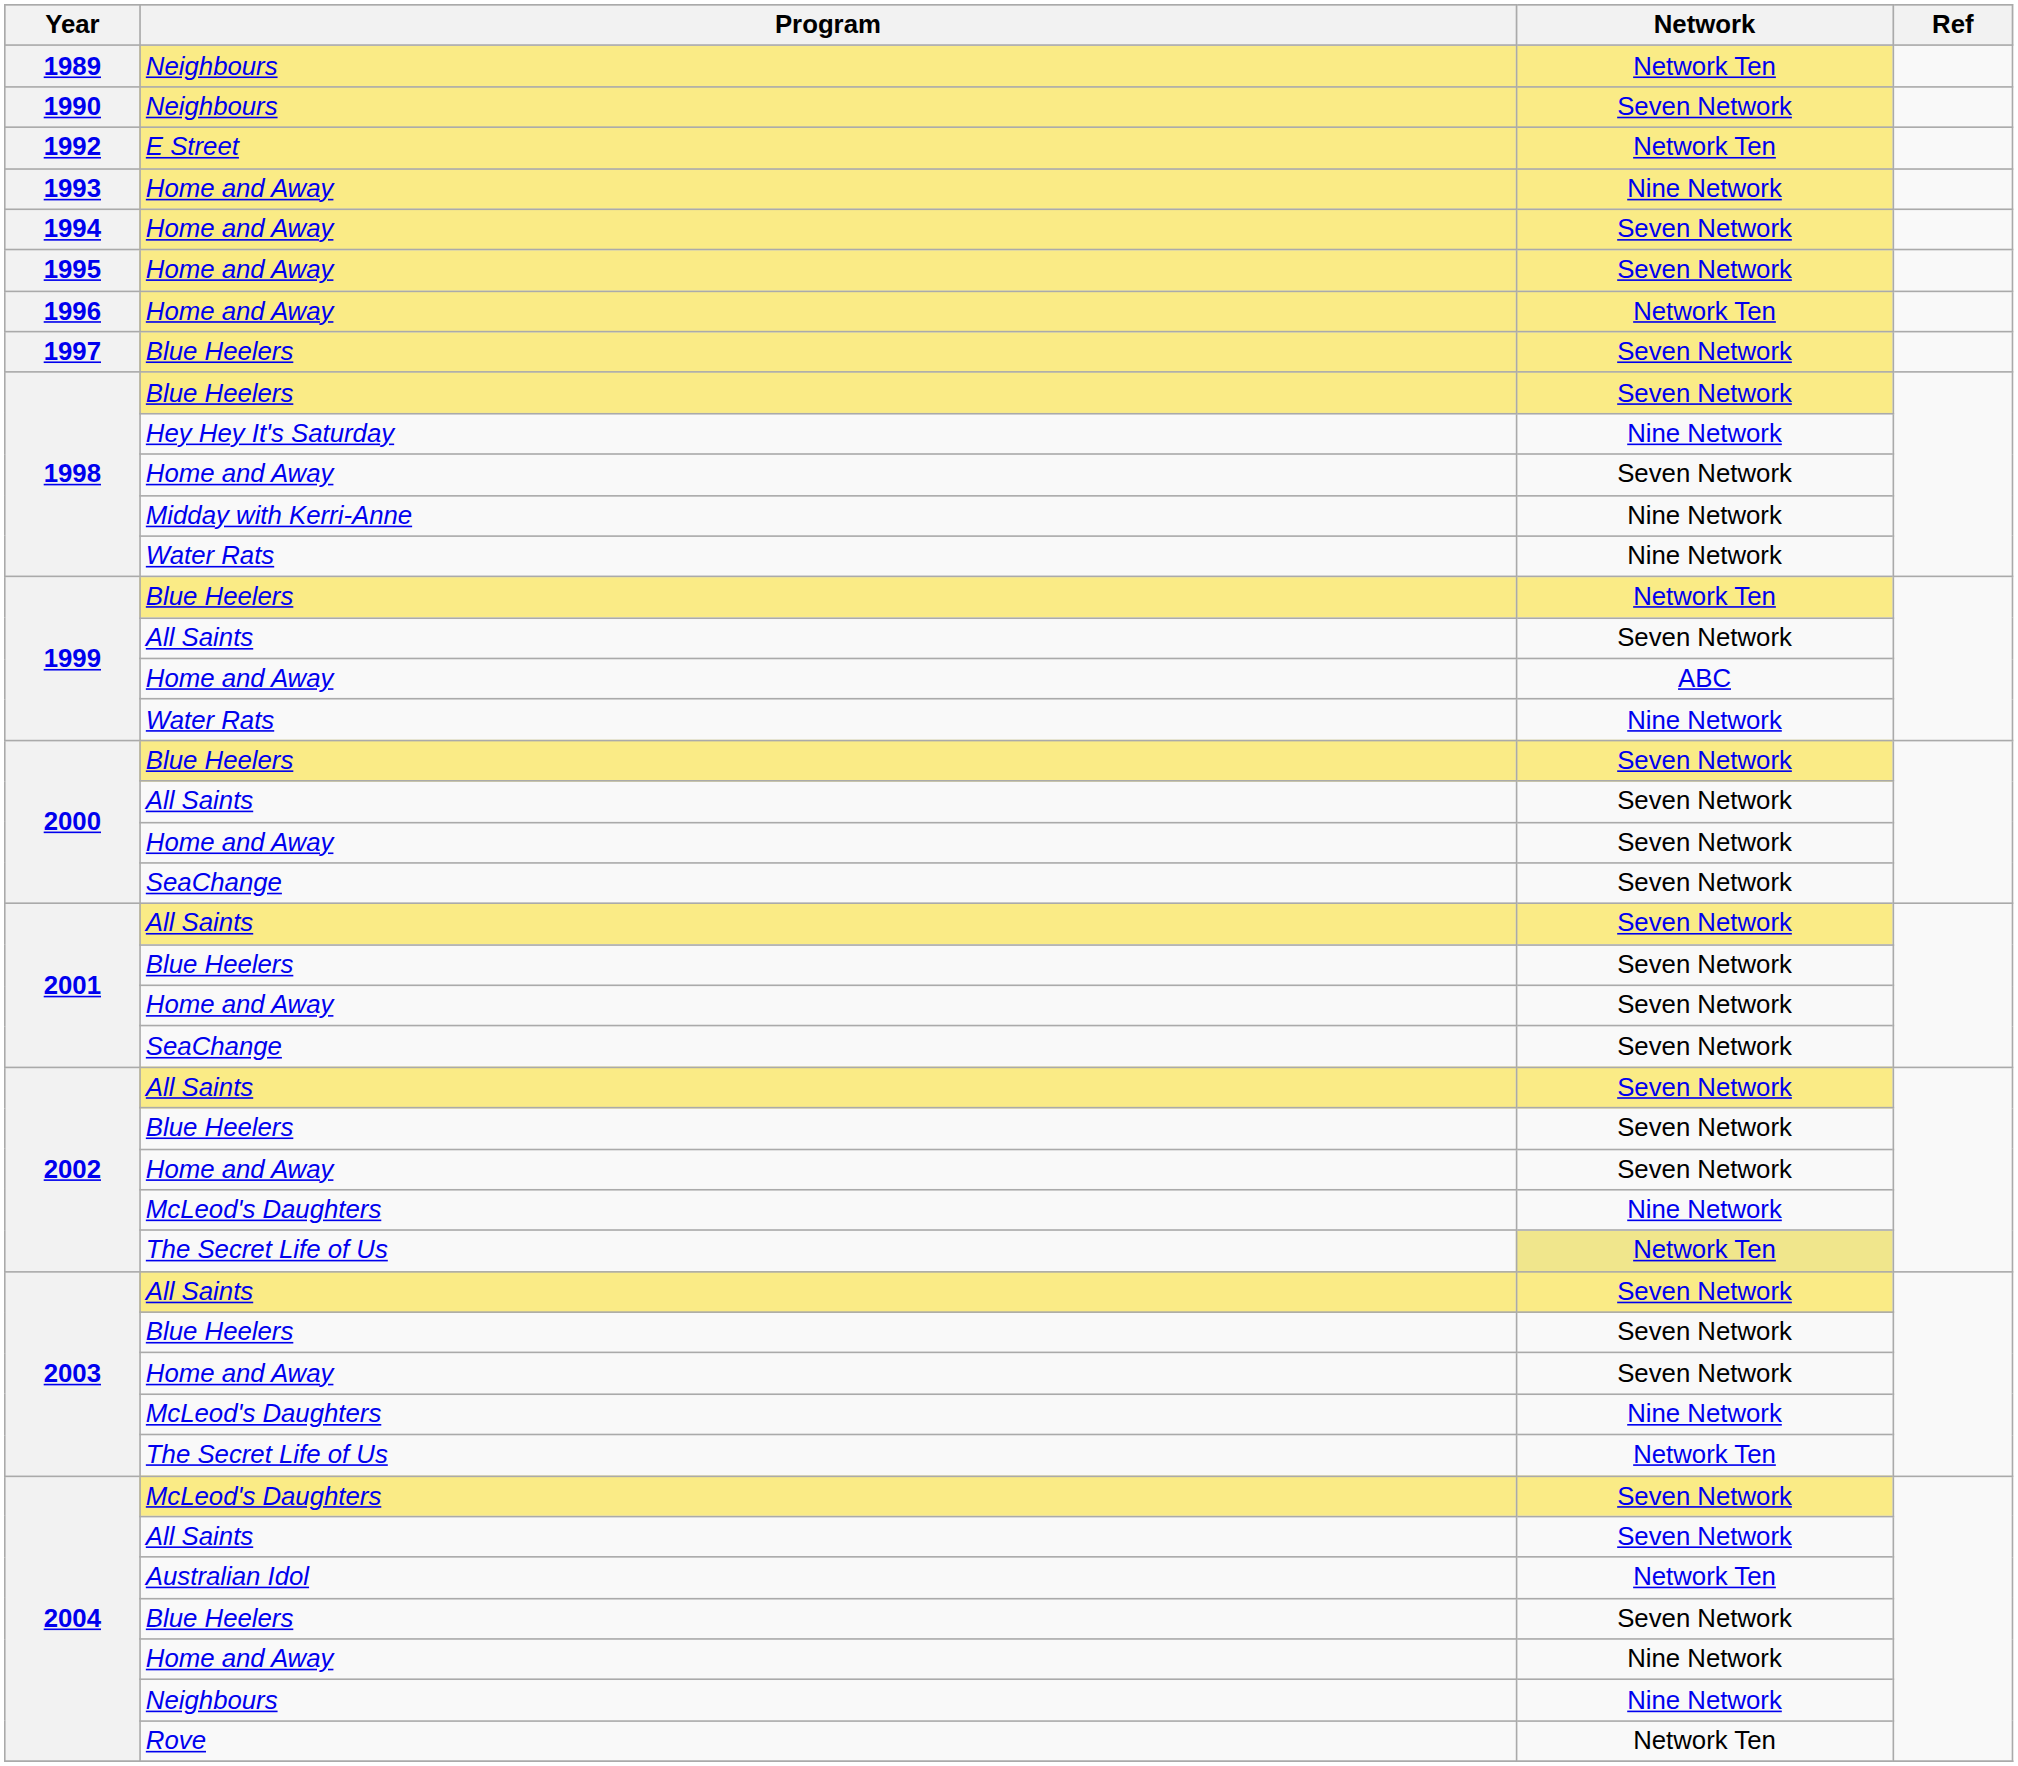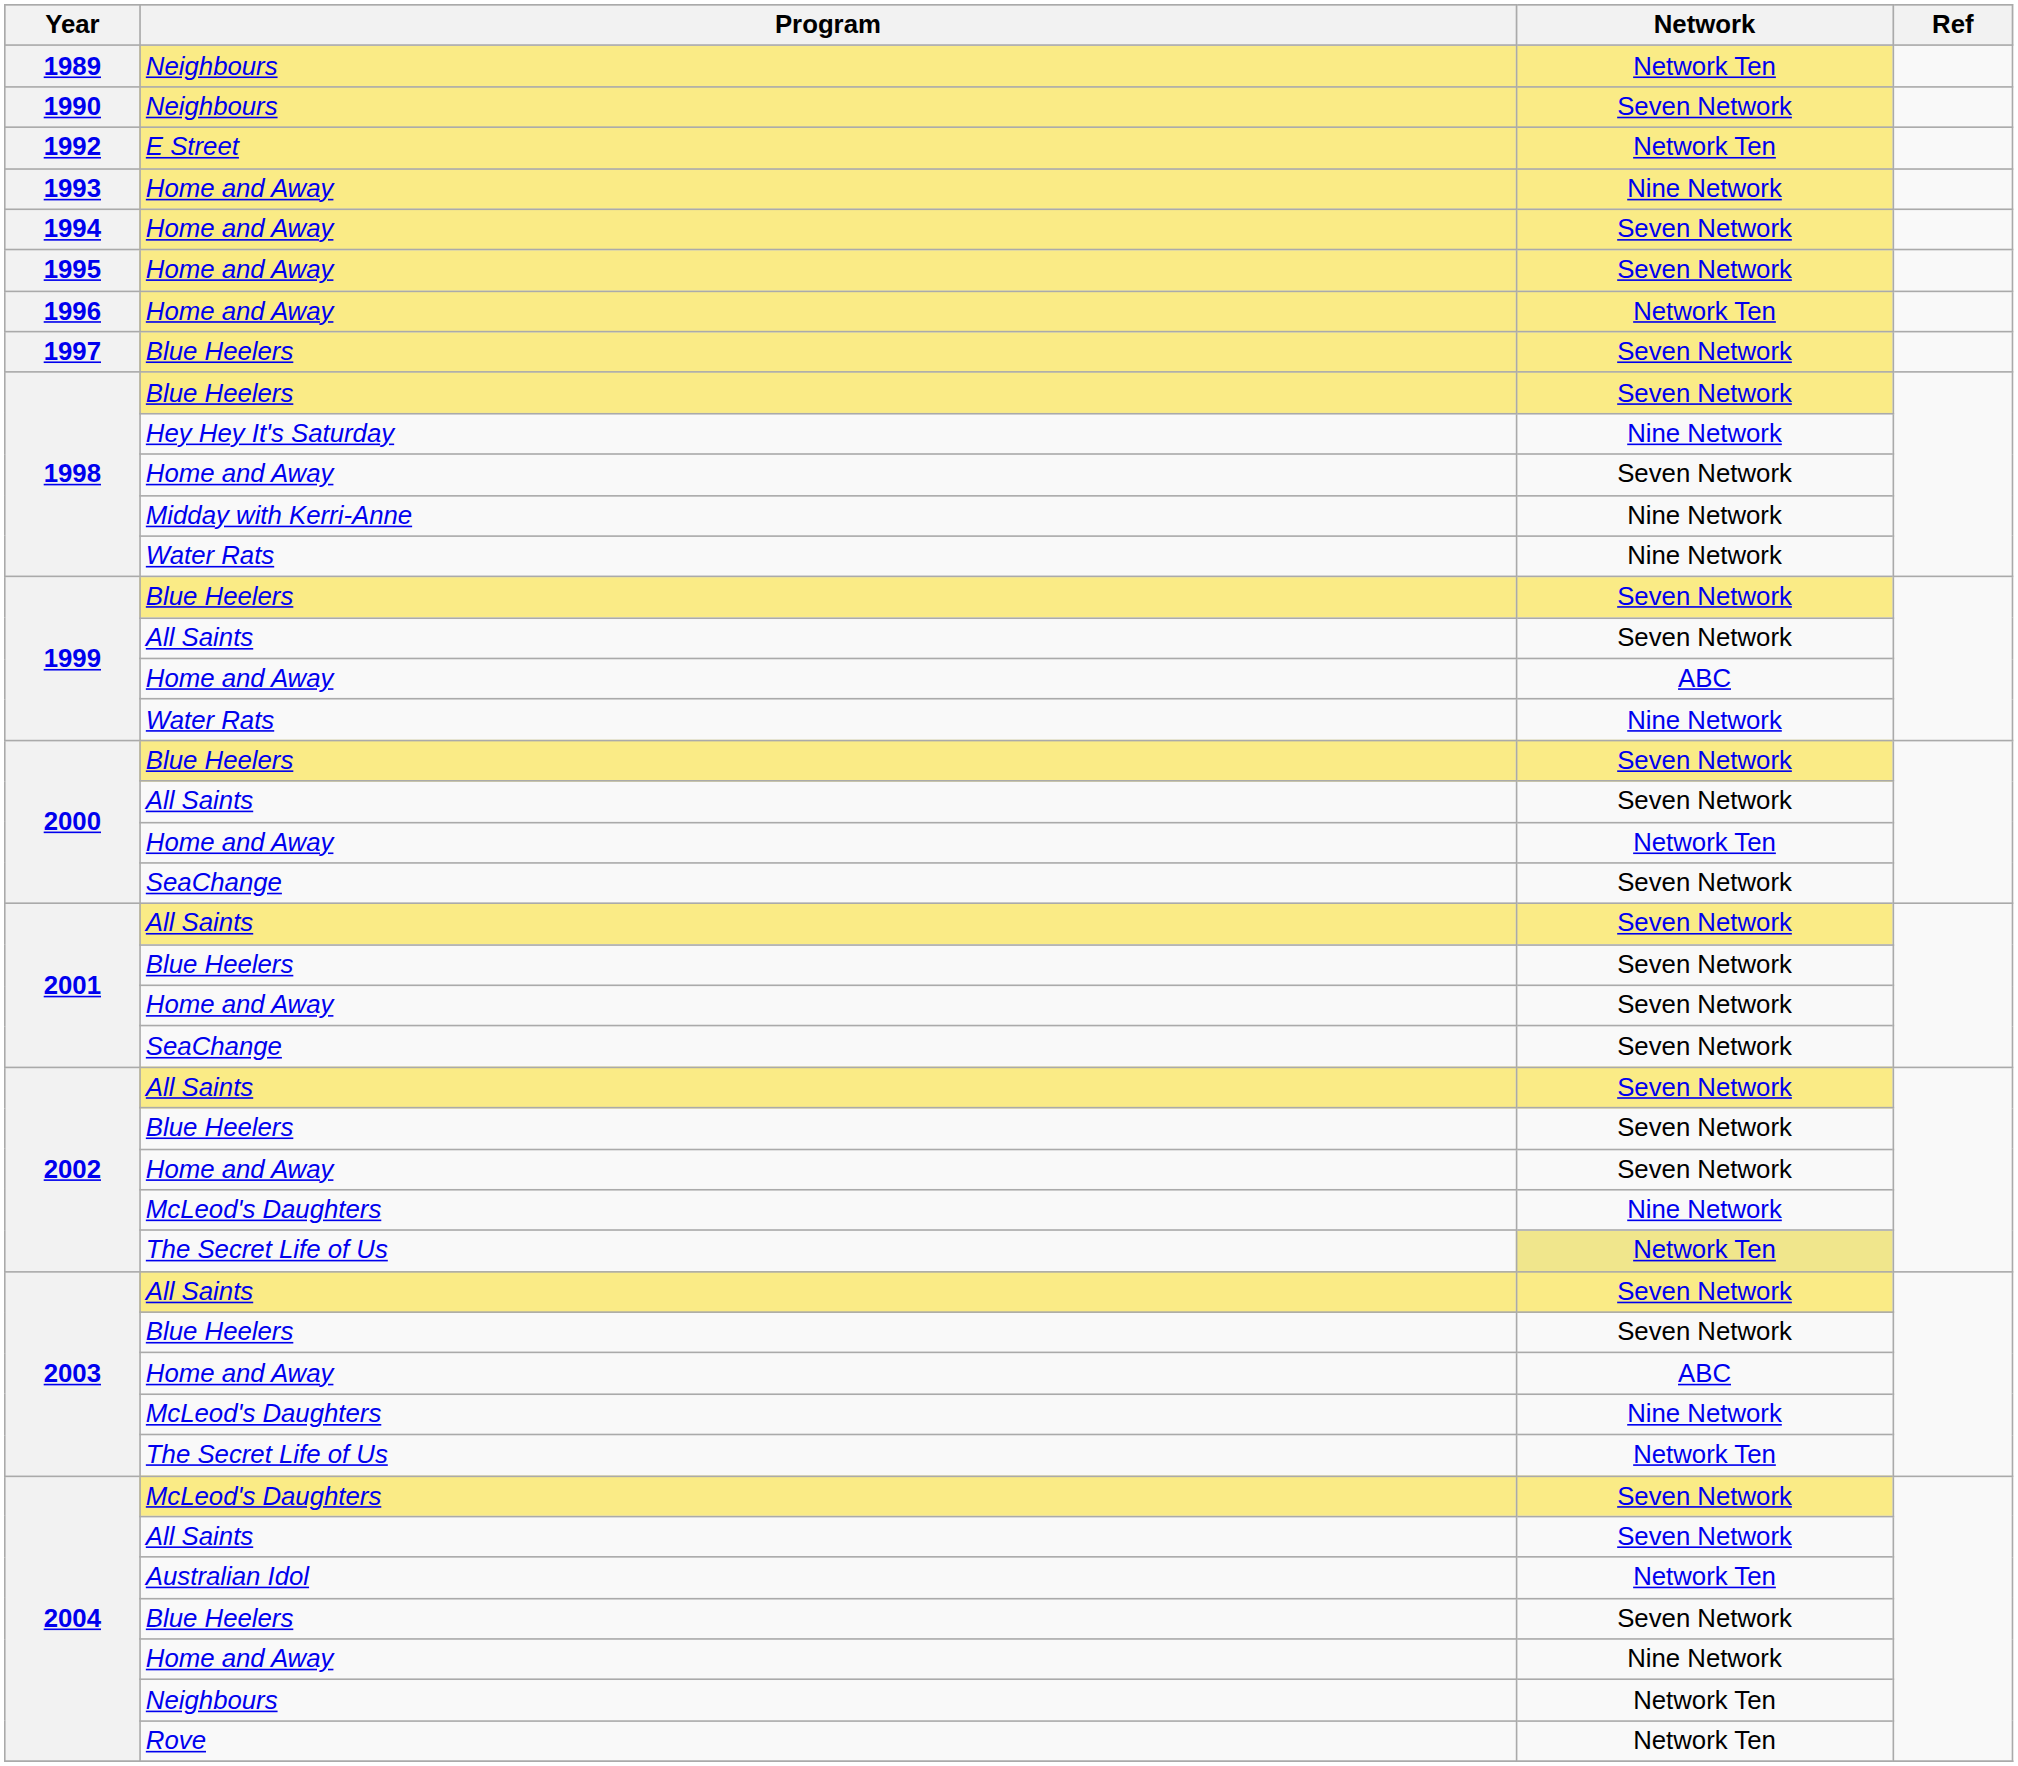(1704, 596) Network Ten -> (1705, 596) Seven Network
(1705, 842) Seven Network -> (1704, 842) Network Ten
(1705, 1373) Seven Network -> (1705, 1373) ABC
(1705, 1699) Nine Network -> (1704, 1699) Network Ten
